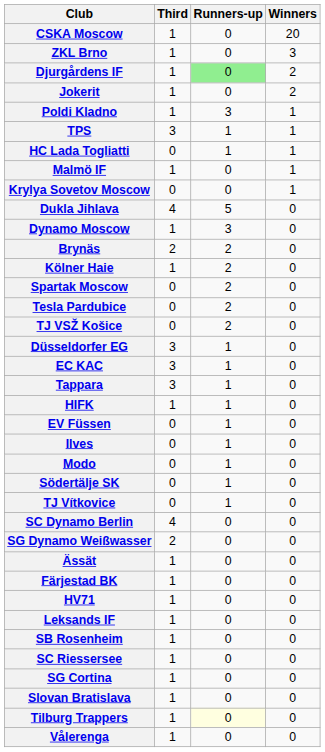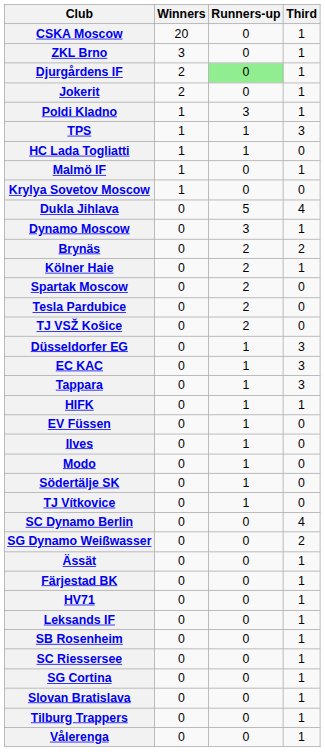columns swapped: (293, 14) <-> (173, 14)
(228, 717) lightyellow background -> (246, 717) no background
